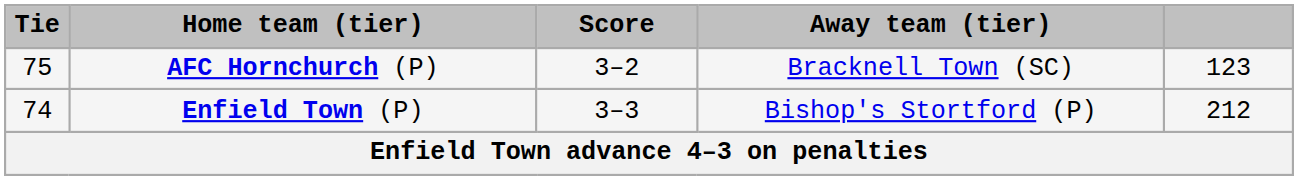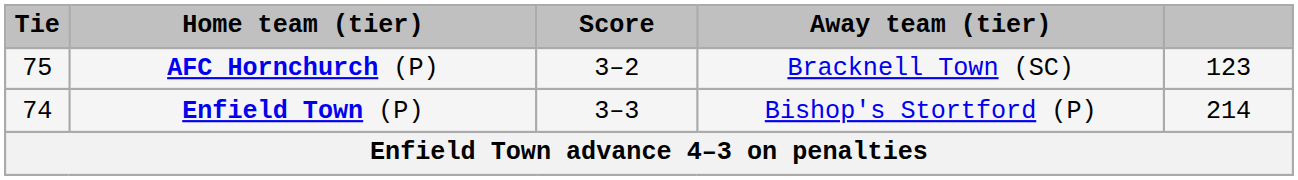(1229, 110) 212 -> (1229, 110) 214
